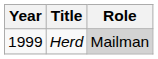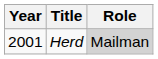(25, 41) 1999 -> (25, 41) 2001
